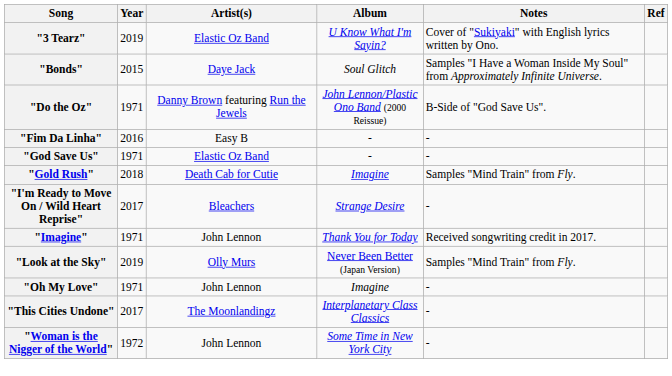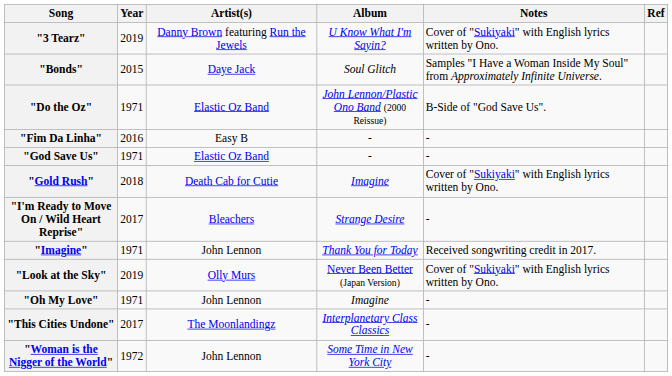(231, 38) Elastic Oz Band -> (231, 38) Danny Brown featuring Run the Jewels
(231, 107) Danny Brown featuring Run the Jewels -> (231, 107) Elastic Oz Band
(501, 175) Samples "Mind Train" from Fly. -> (518, 181) Cover of "Sukiyaki" with English lyrics written by Ono.
(501, 262) Samples "Mind Train" from Fly. -> (518, 275) Cover of "Sukiyaki" with English lyrics written by Ono.
